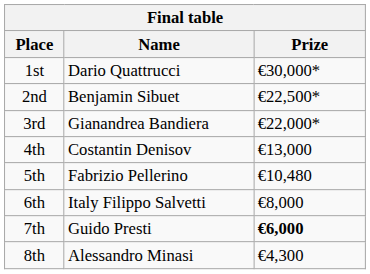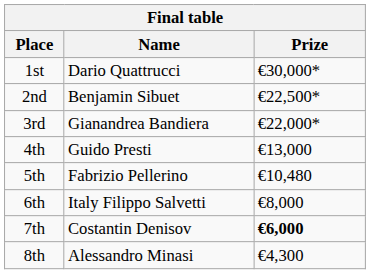(130, 149) Costantin Denisov -> (110, 149) Guido Presti
(110, 228) Guido Presti -> (130, 228) Costantin Denisov
